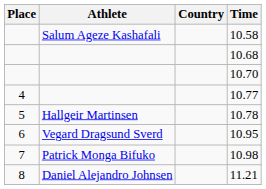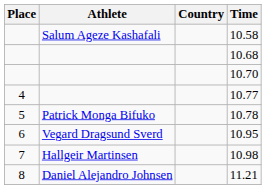(90, 114) Hallgeir Martinsen -> (98, 114) Patrick Monga Bifuko
(98, 154) Patrick Monga Bifuko -> (90, 154) Hallgeir Martinsen
